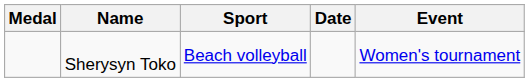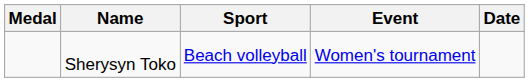columns swapped: (440, 18) <-> (333, 18)
